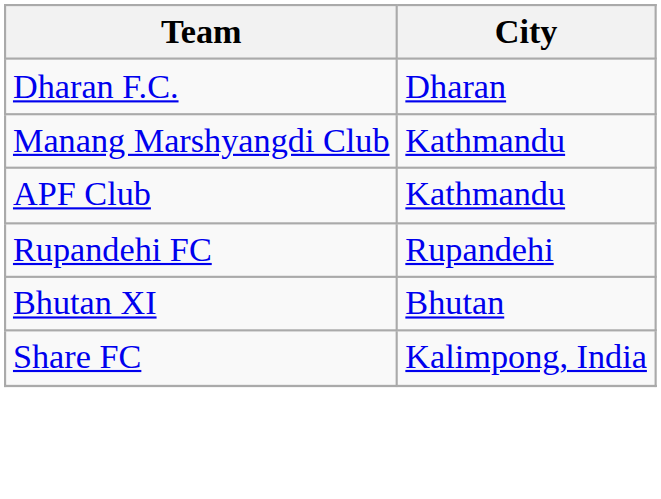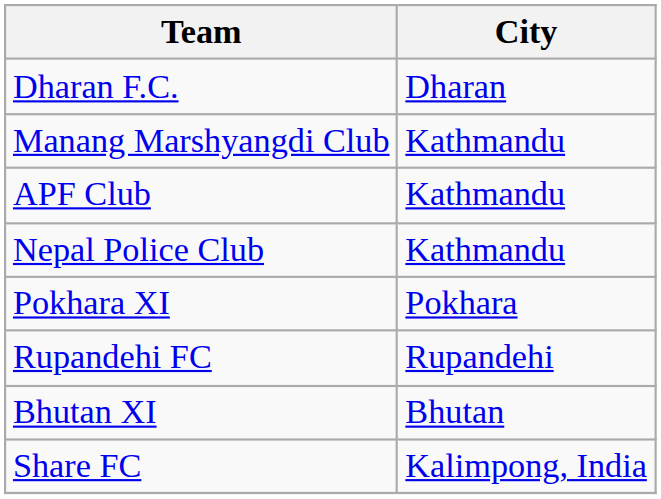+ row: (138, 248)
+ row: (91, 303)
